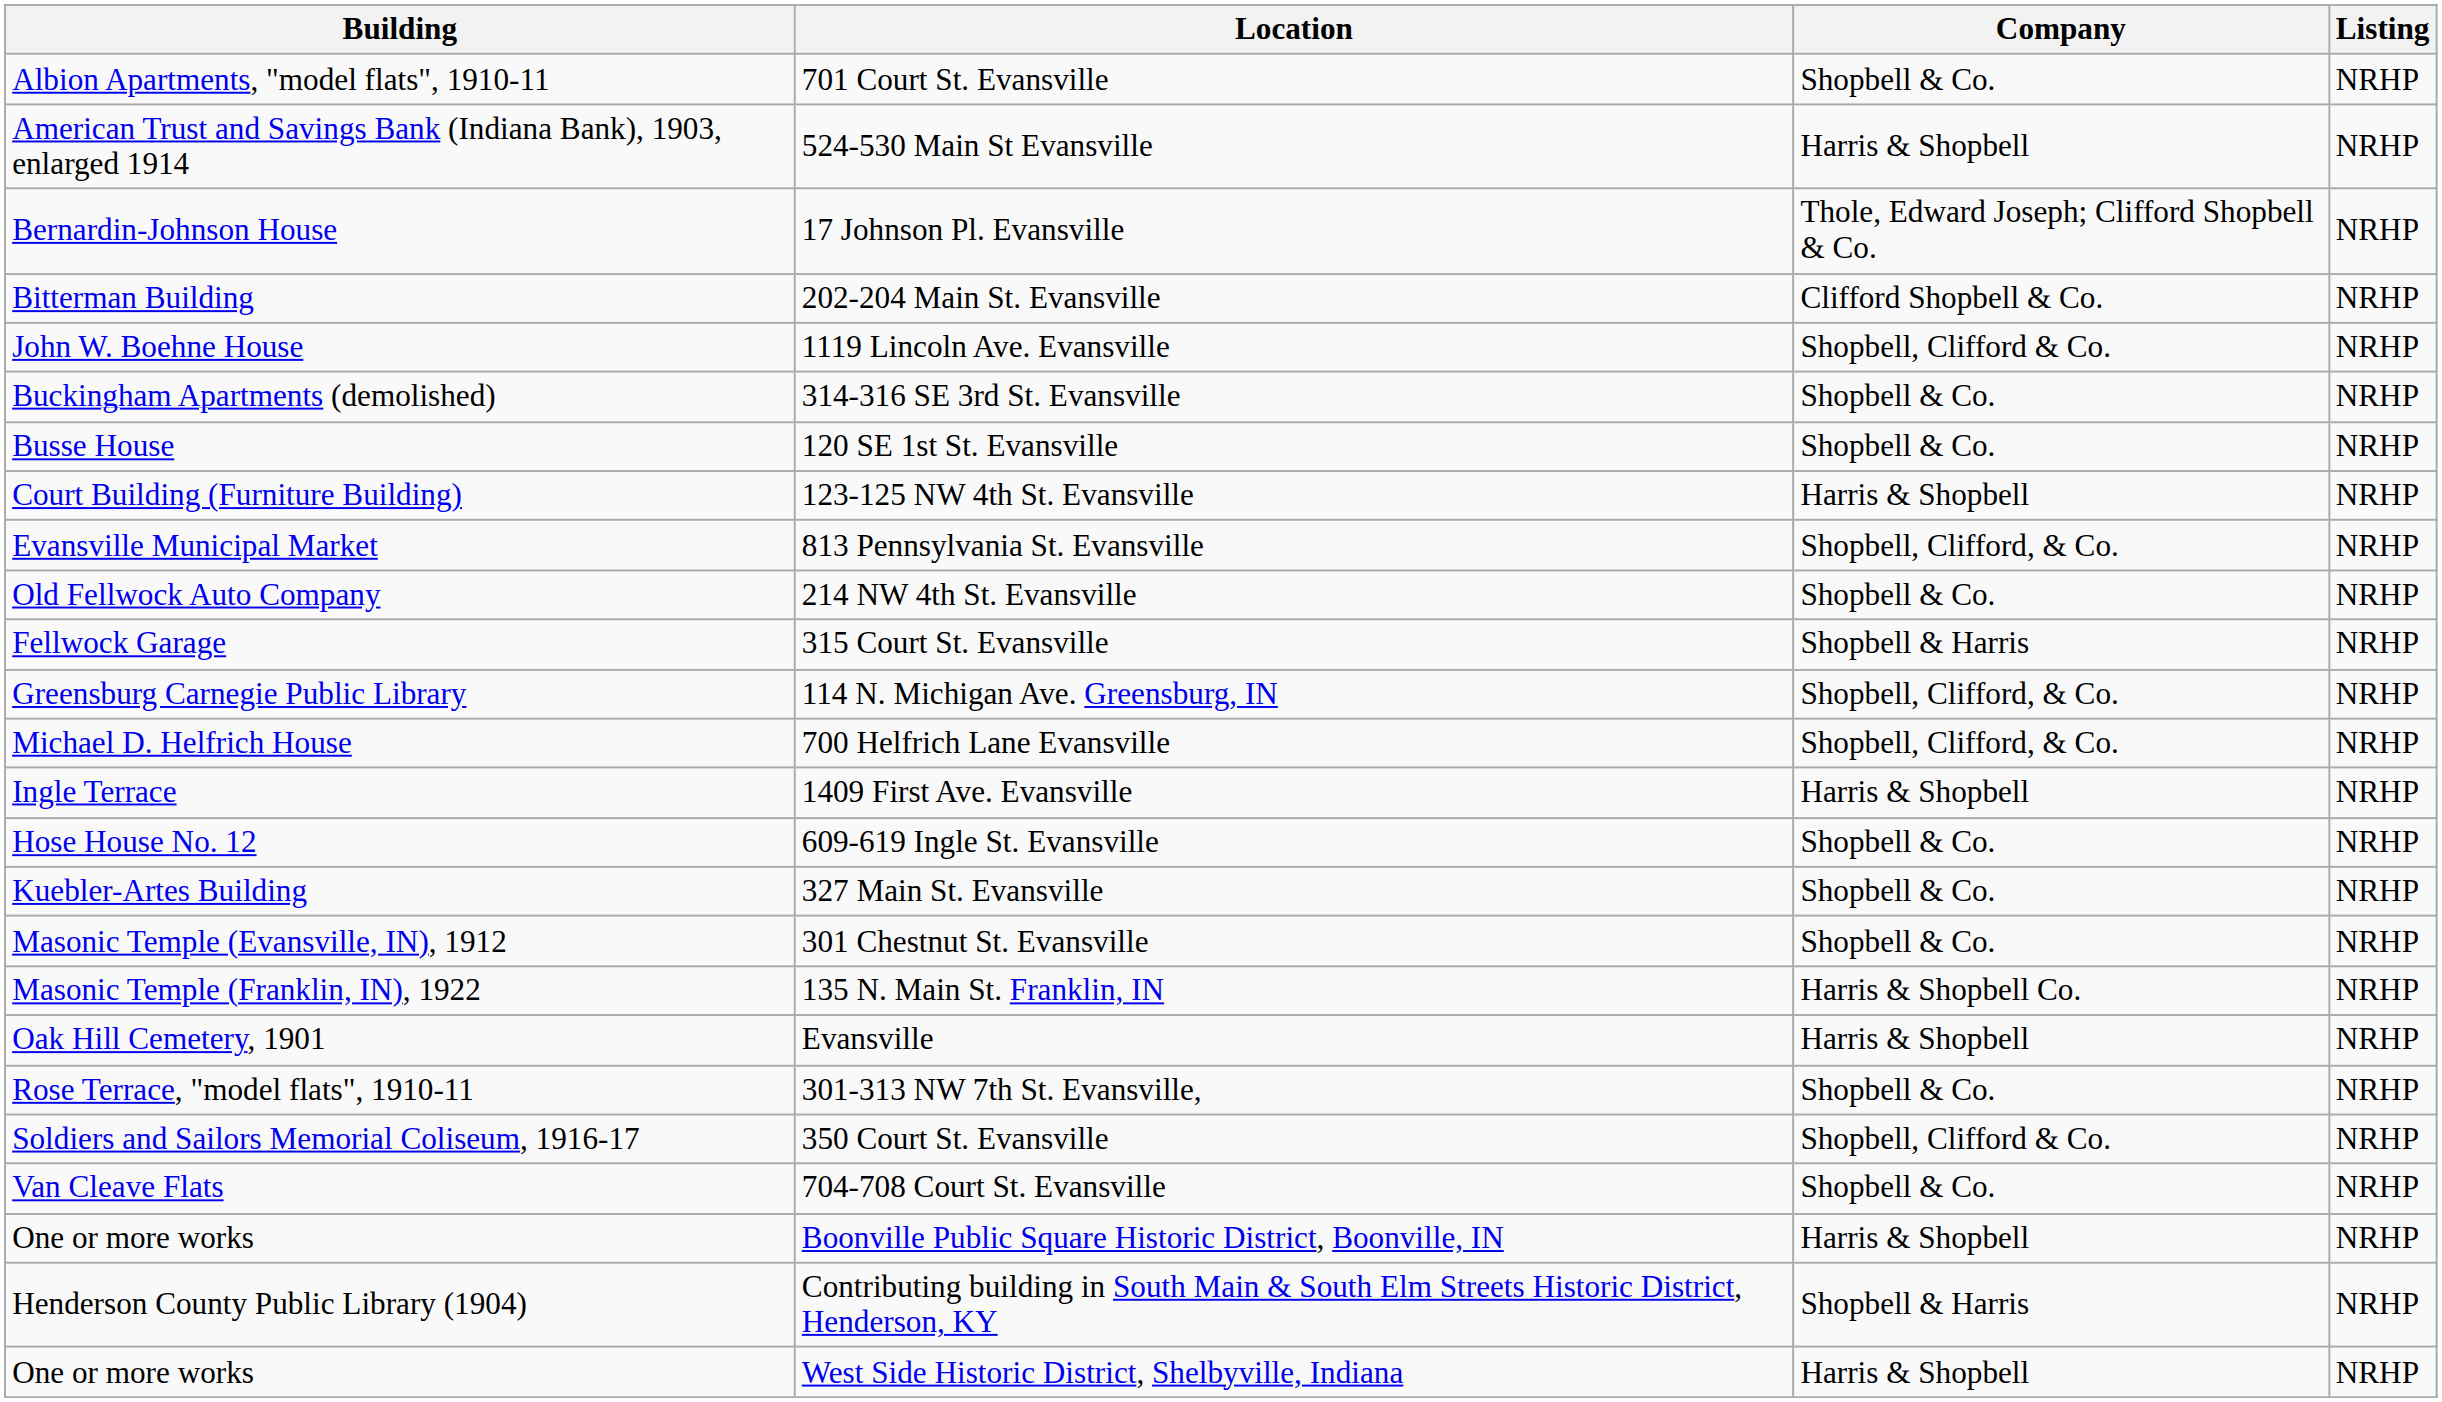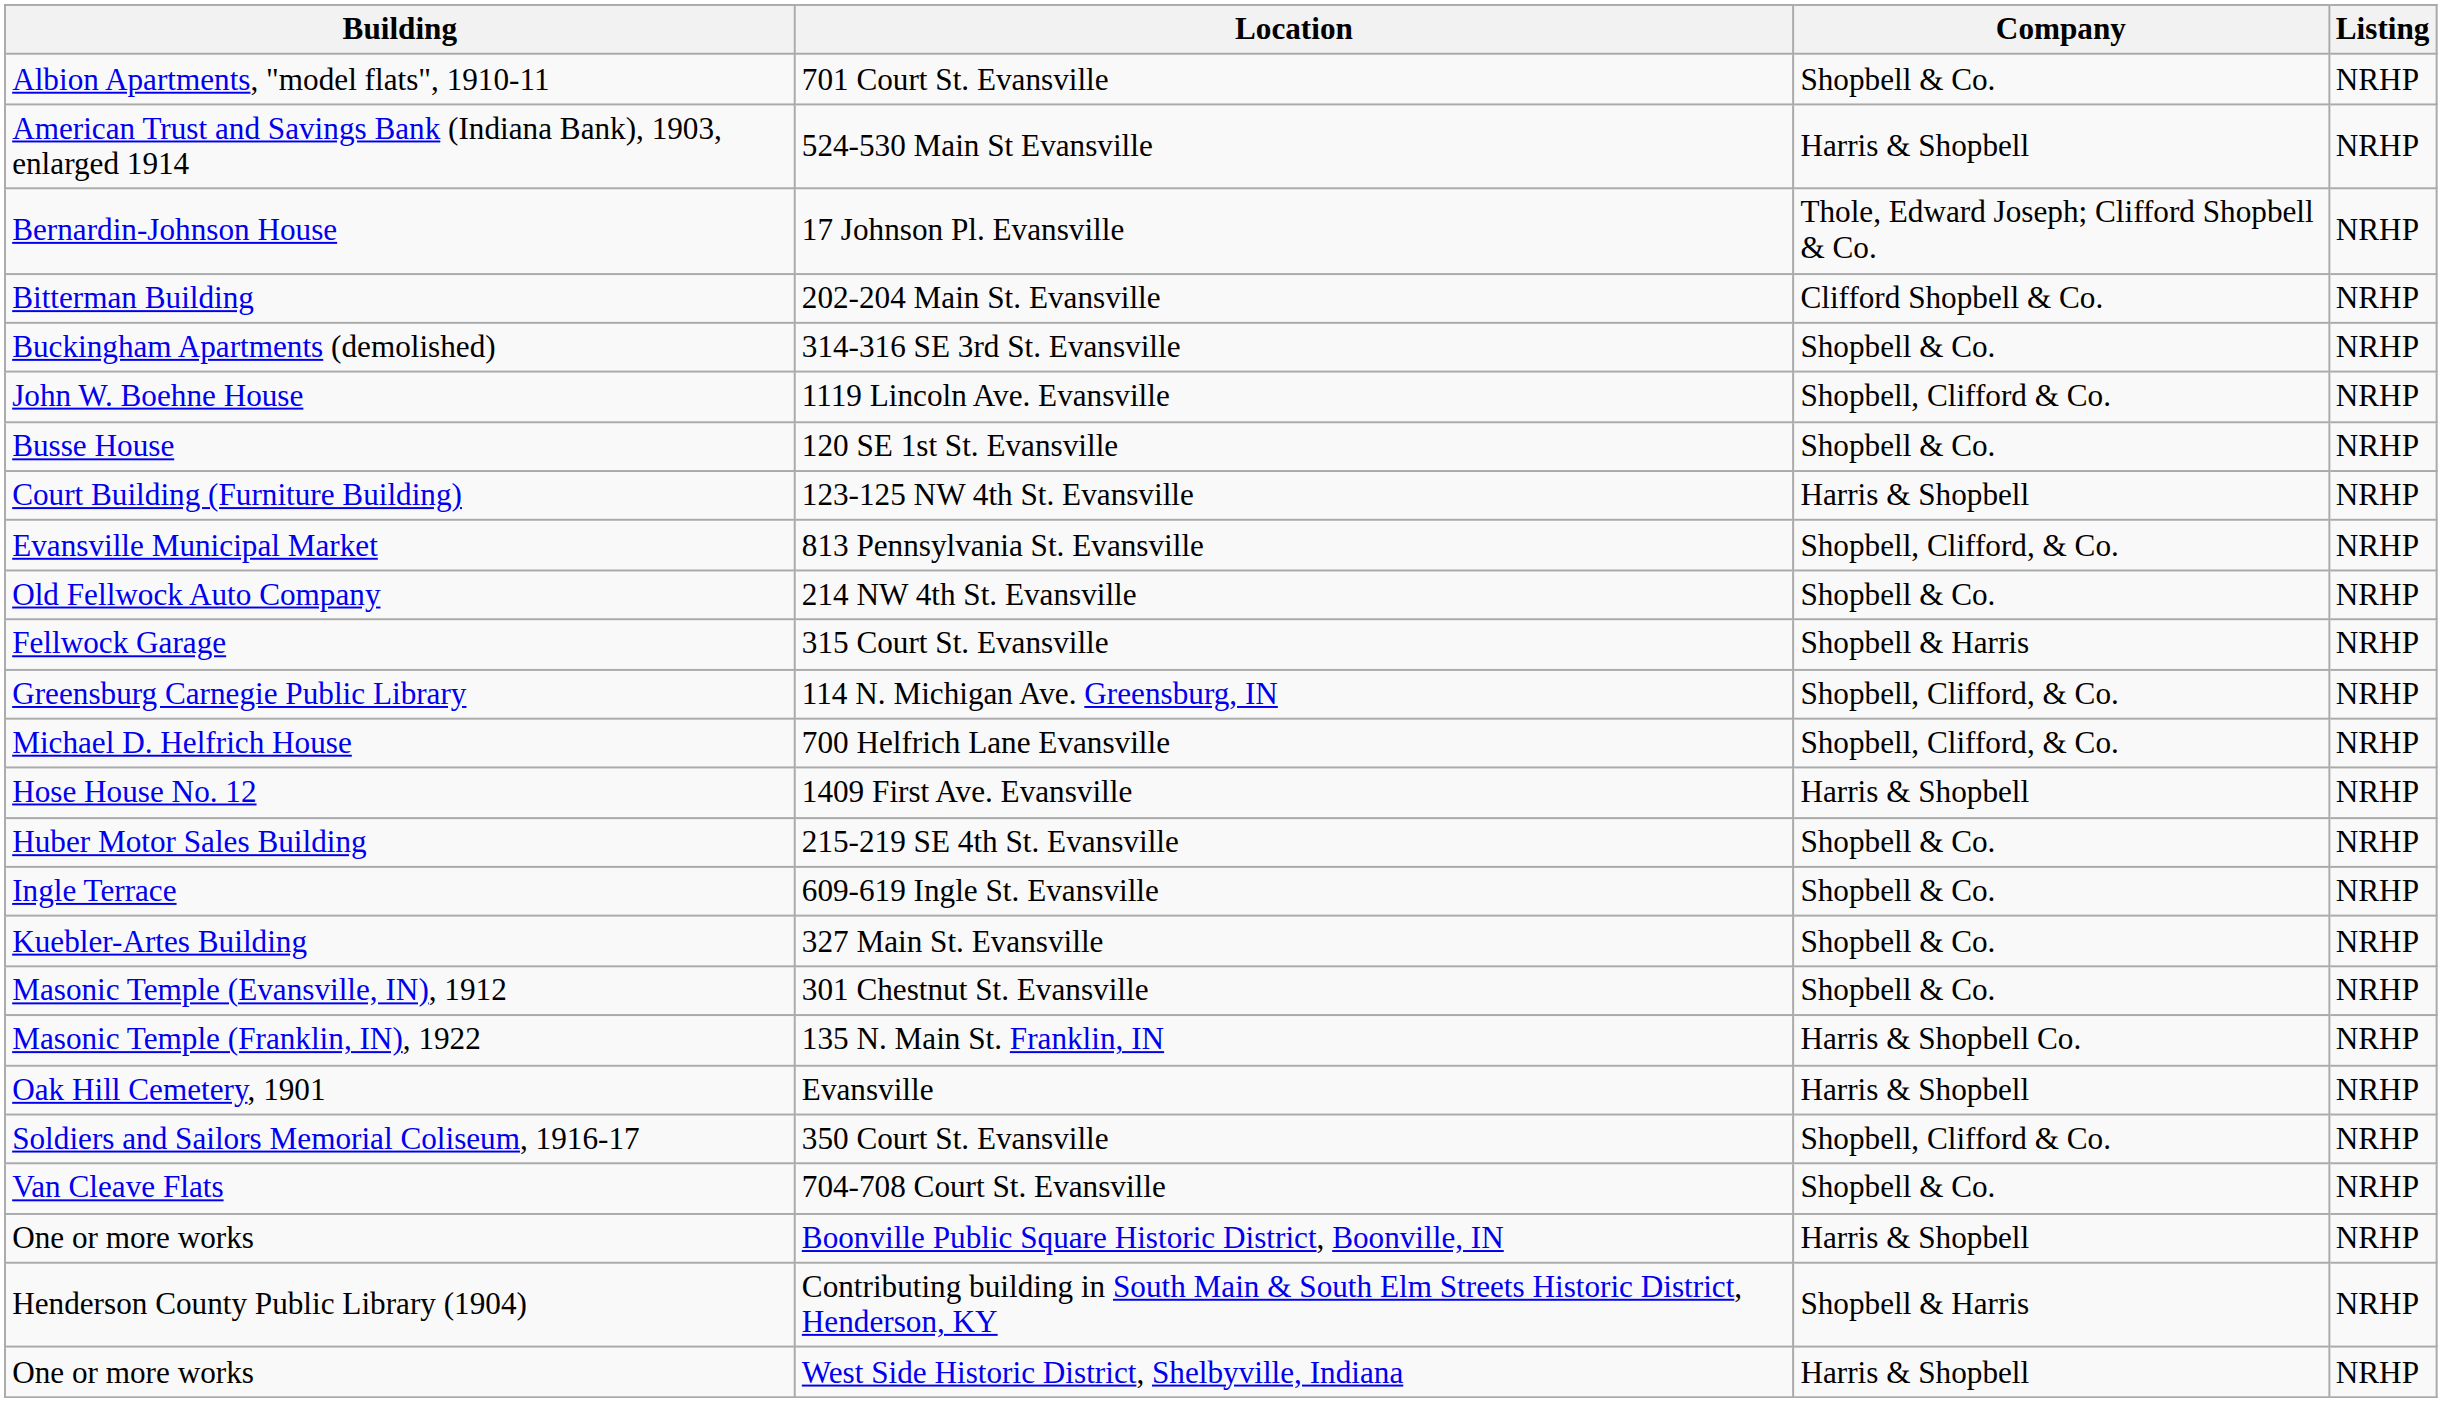rows swapped: (986, 346) <-> (991, 396)
(94, 792) Ingle Terrace -> (134, 792) Hose House No. 12
+ row: (990, 841)
(134, 841) Hose House No. 12 -> (94, 891) Ingle Terrace
- row: (1002, 1089)
